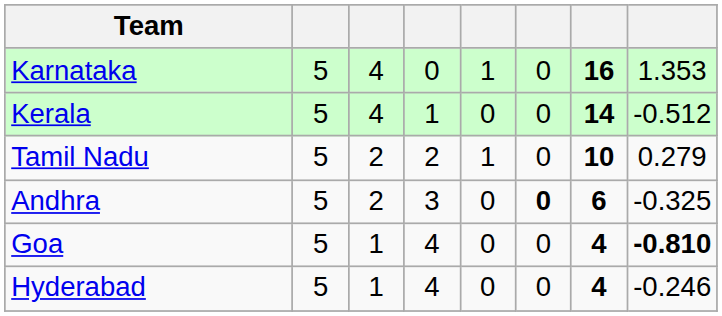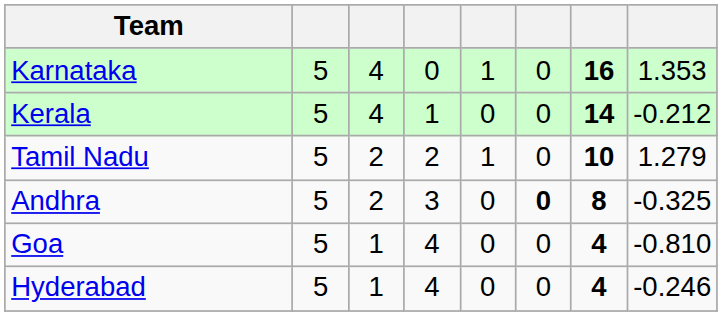(672, 113) -0.512 -> (672, 113) -0.212
(672, 157) 0.279 -> (672, 157) 1.279
(599, 200) 6 -> (599, 200) 8
(672, 244) bold -> (672, 244) normal
